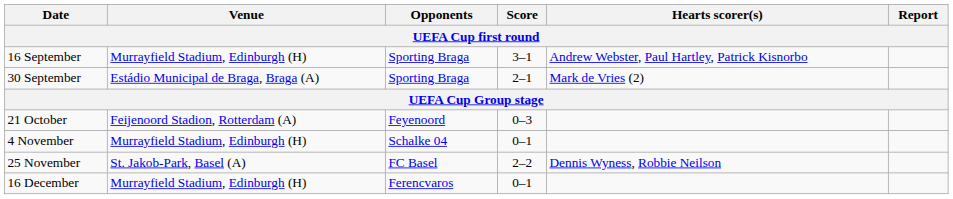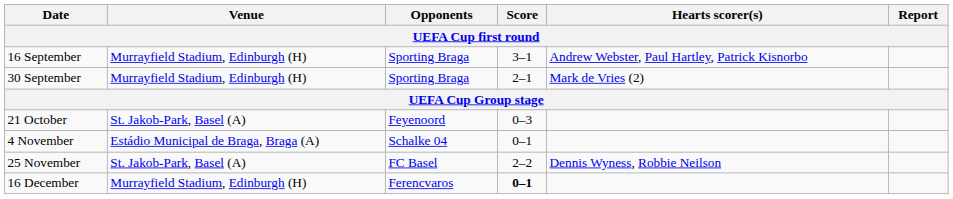(215, 78) Estádio Municipal de Braga, Braga (A) -> (208, 78) Murrayfield Stadium, Edinburgh (H)
(203, 120) Feijenoord Stadion, Rotterdam (A) -> (178, 120) St. Jakob-Park, Basel (A)
(208, 141) Murrayfield Stadium, Edinburgh (H) -> (215, 141) Estádio Municipal de Braga, Braga (A)
(522, 183) normal -> (522, 183) bold
